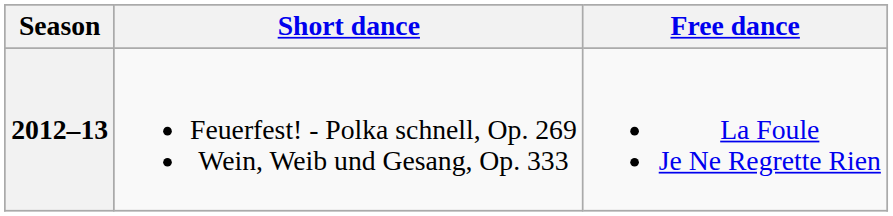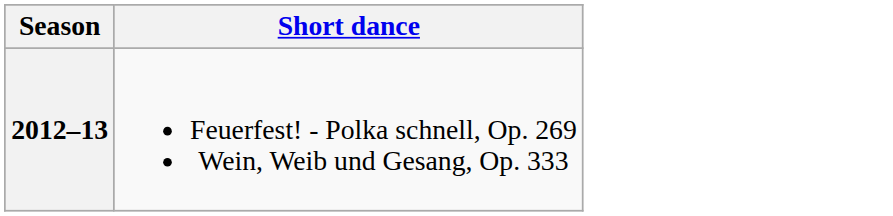- column: (735, 26)
